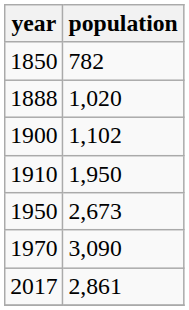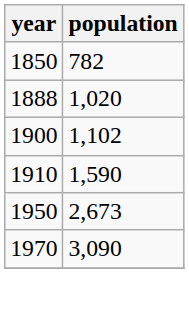(95, 173) 1,950 -> (95, 173) 1,590
- row: (34, 286)
